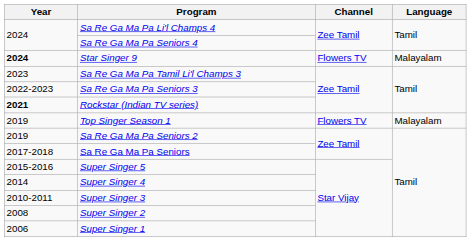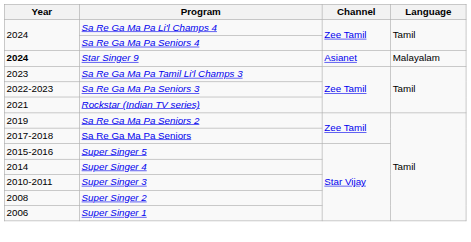(342, 58) Flowers TV -> (341, 58) Asianet
(17, 105) bold -> (17, 105) normal
- row: (125, 120)
